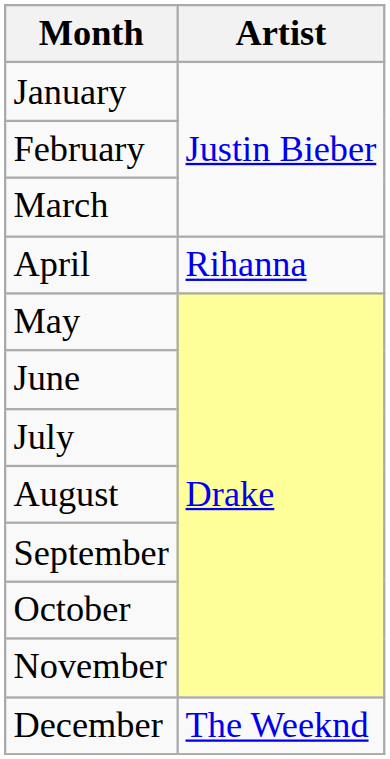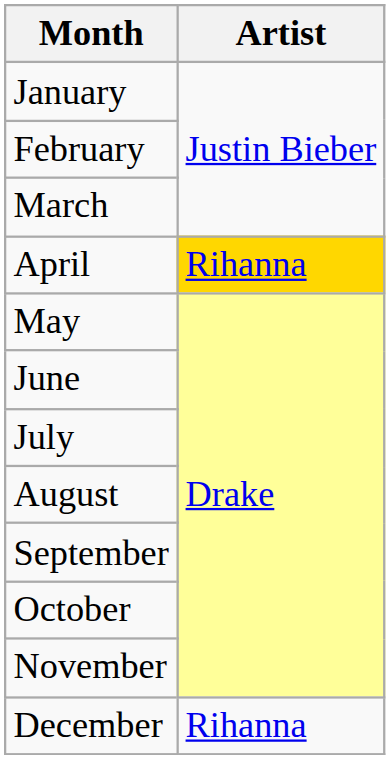(246, 263) no background -> (246, 263) gold background
(277, 724) The Weeknd -> (246, 724) Rihanna
